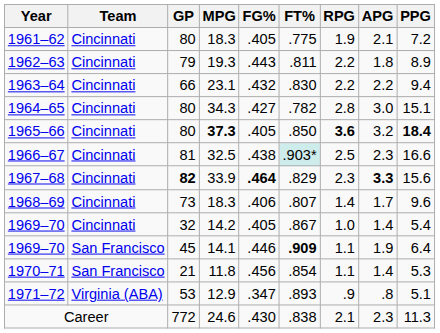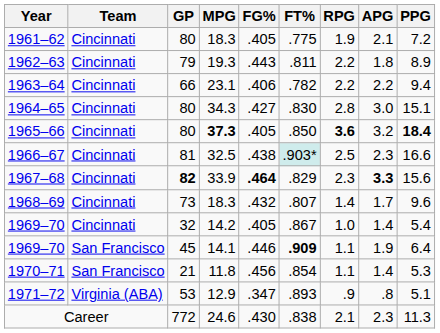(262, 86) .432 -> (262, 86) .406
(302, 86) .830 -> (302, 86) .782
(302, 109) .782 -> (302, 109) .830
(262, 201) .406 -> (262, 201) .432
